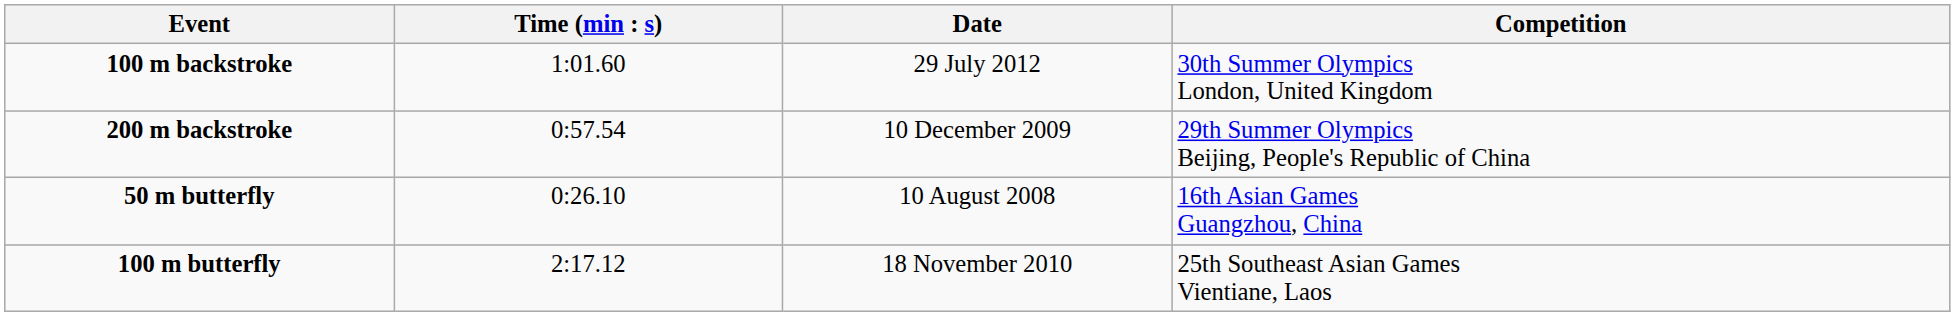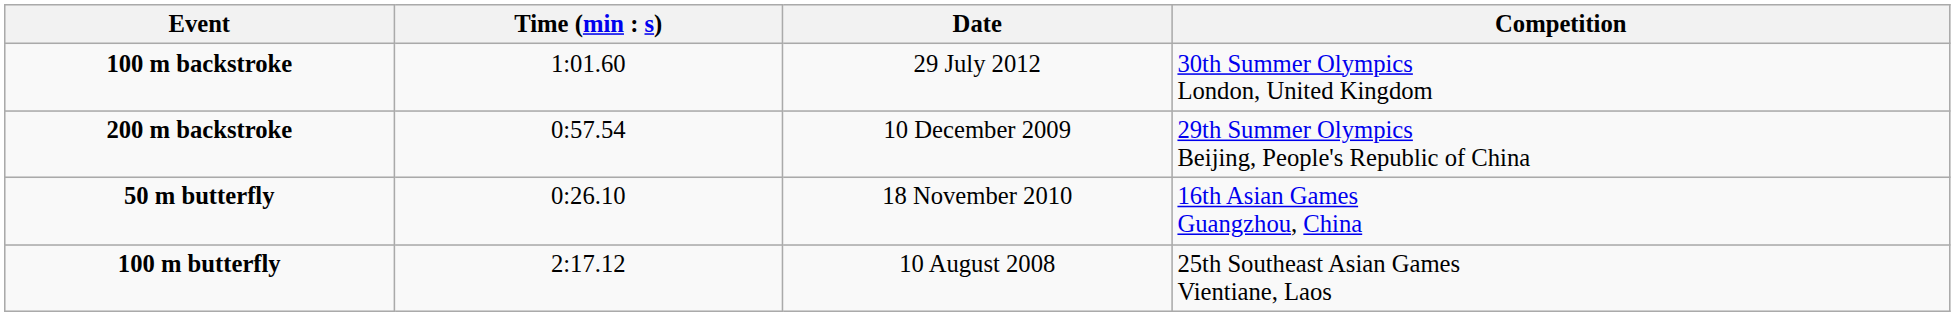(977, 196) 10 August 2008 -> (977, 196) 18 November 2010
(977, 263) 18 November 2010 -> (977, 263) 10 August 2008
